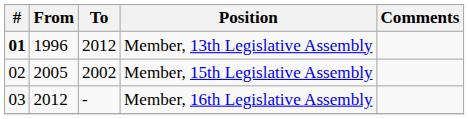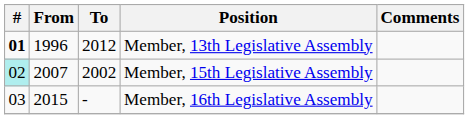(17, 72) no background -> (17, 72) paleturquoise background
(51, 72) 2005 -> (51, 72) 2007
(51, 99) 2012 -> (51, 99) 2015
